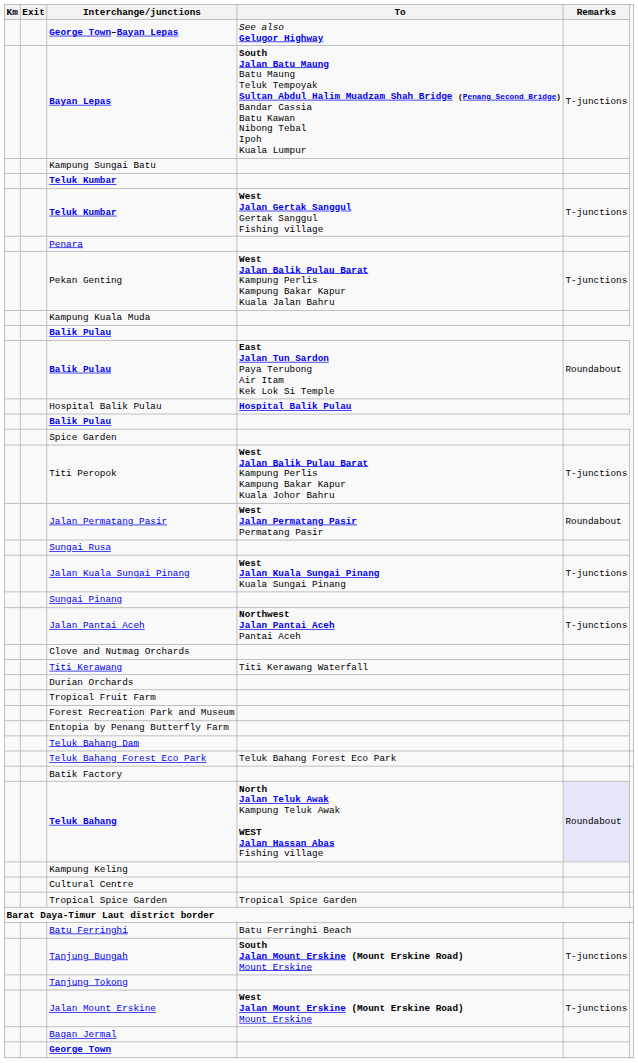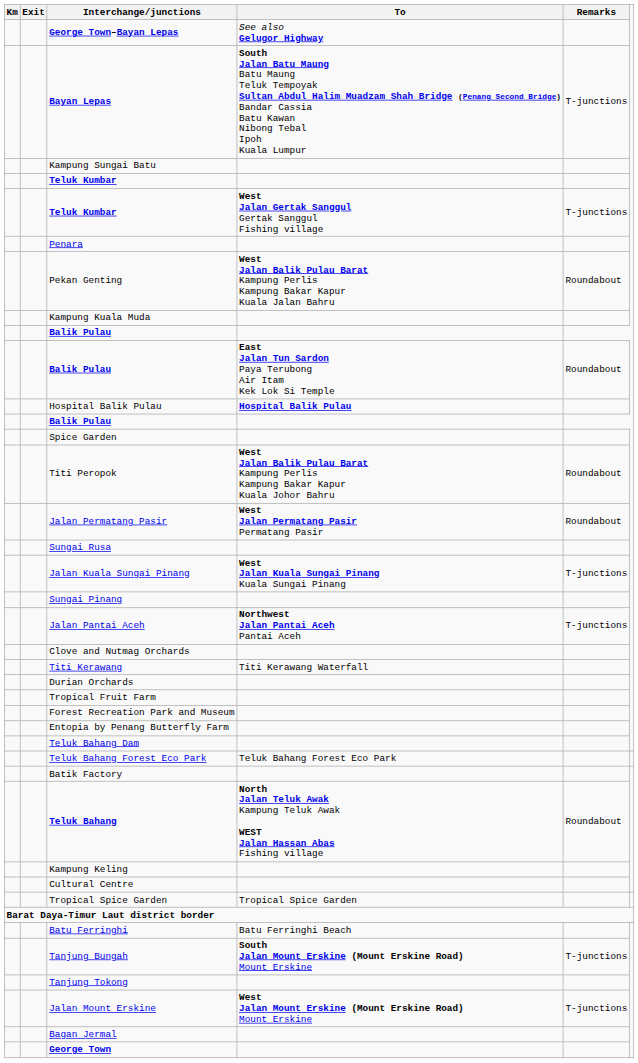(596, 281) T-junctions -> (594, 281) Roundabout
(596, 474) T-junctions -> (594, 474) Roundabout
(594, 822) lavender background -> (594, 822) no background
